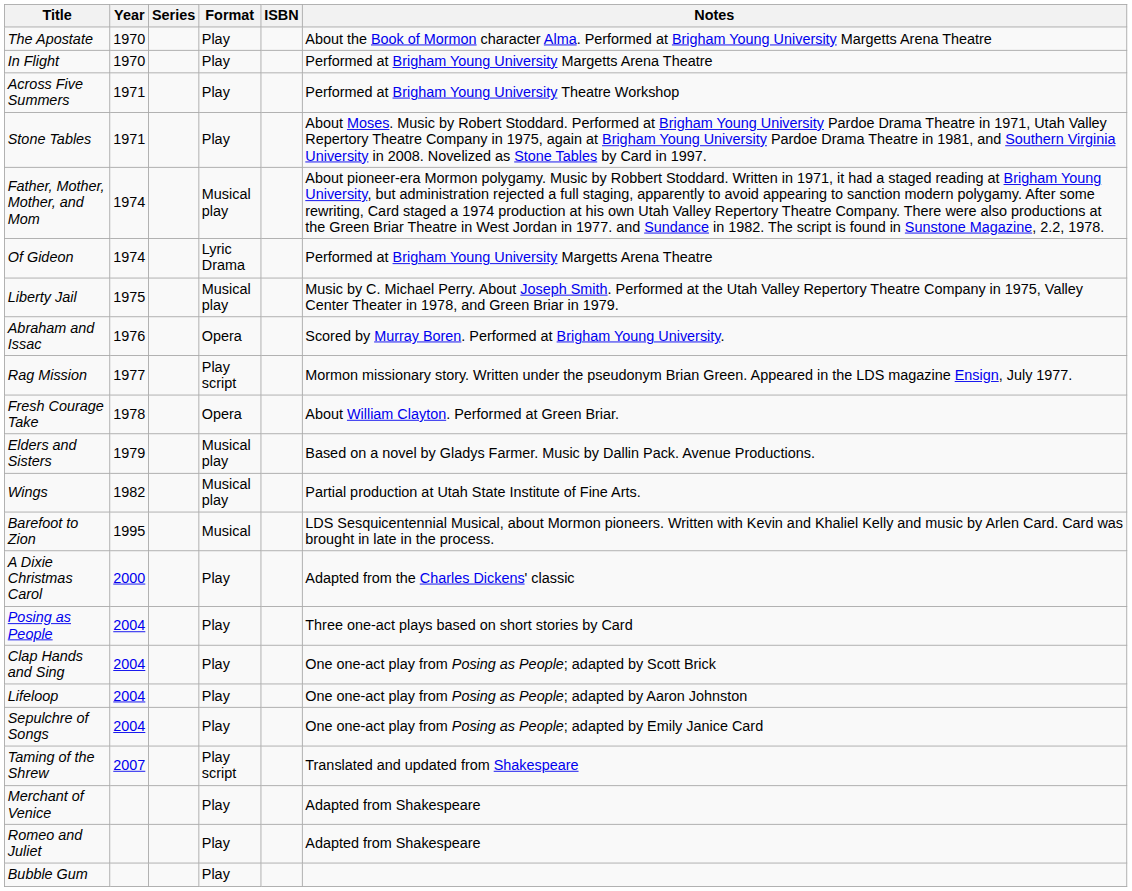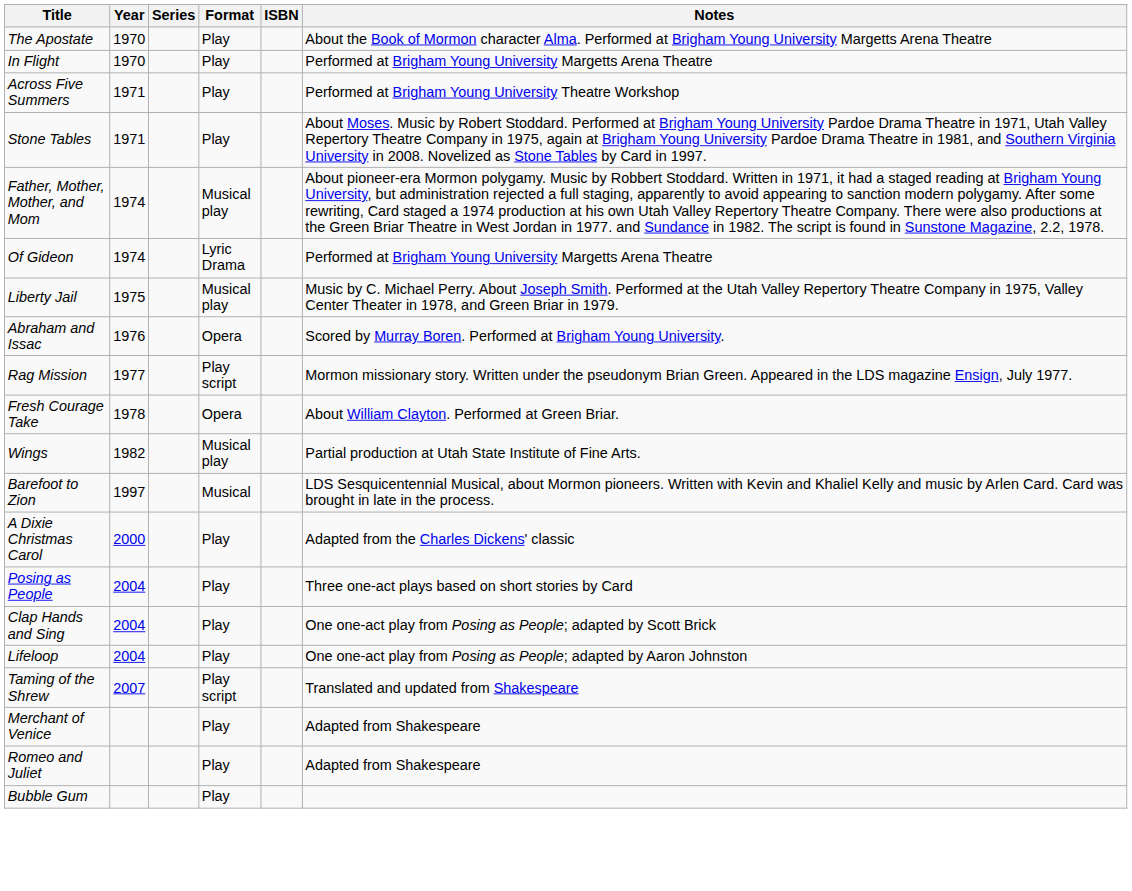- row: (42, 453)
(129, 531) 1995 -> (129, 492) 1997
- row: (48, 726)
